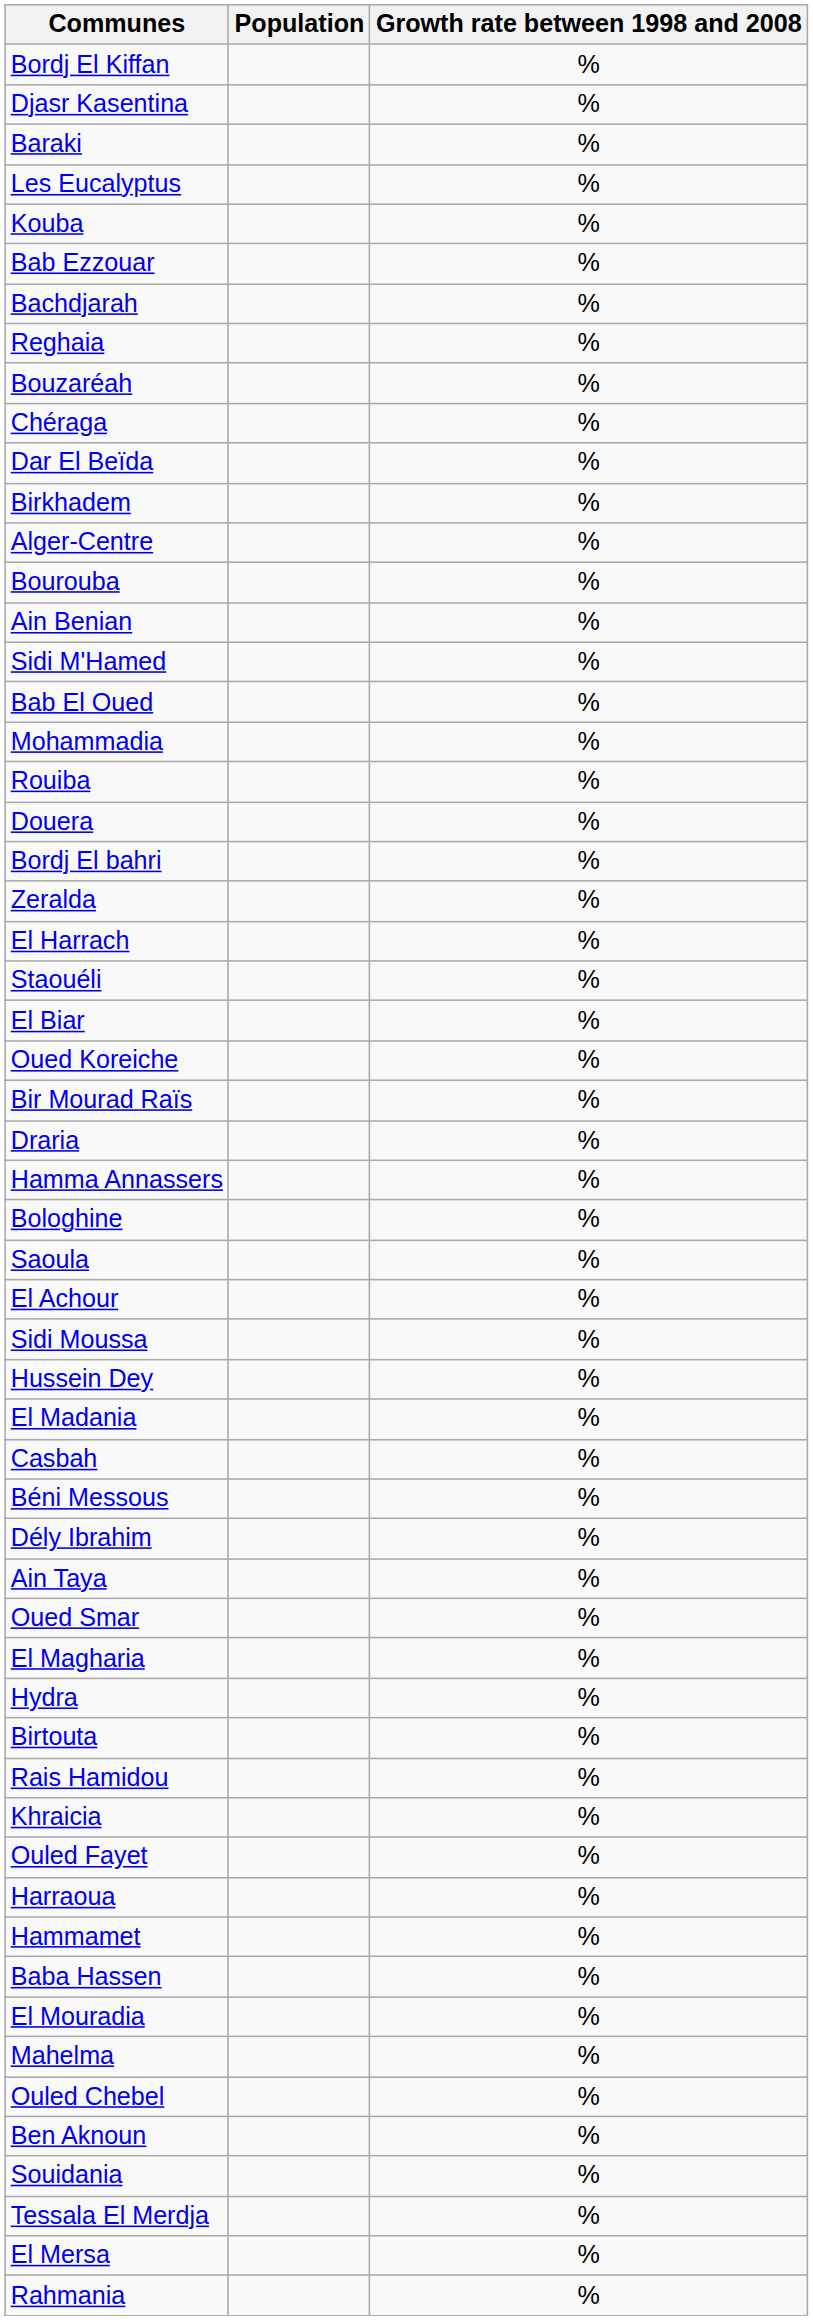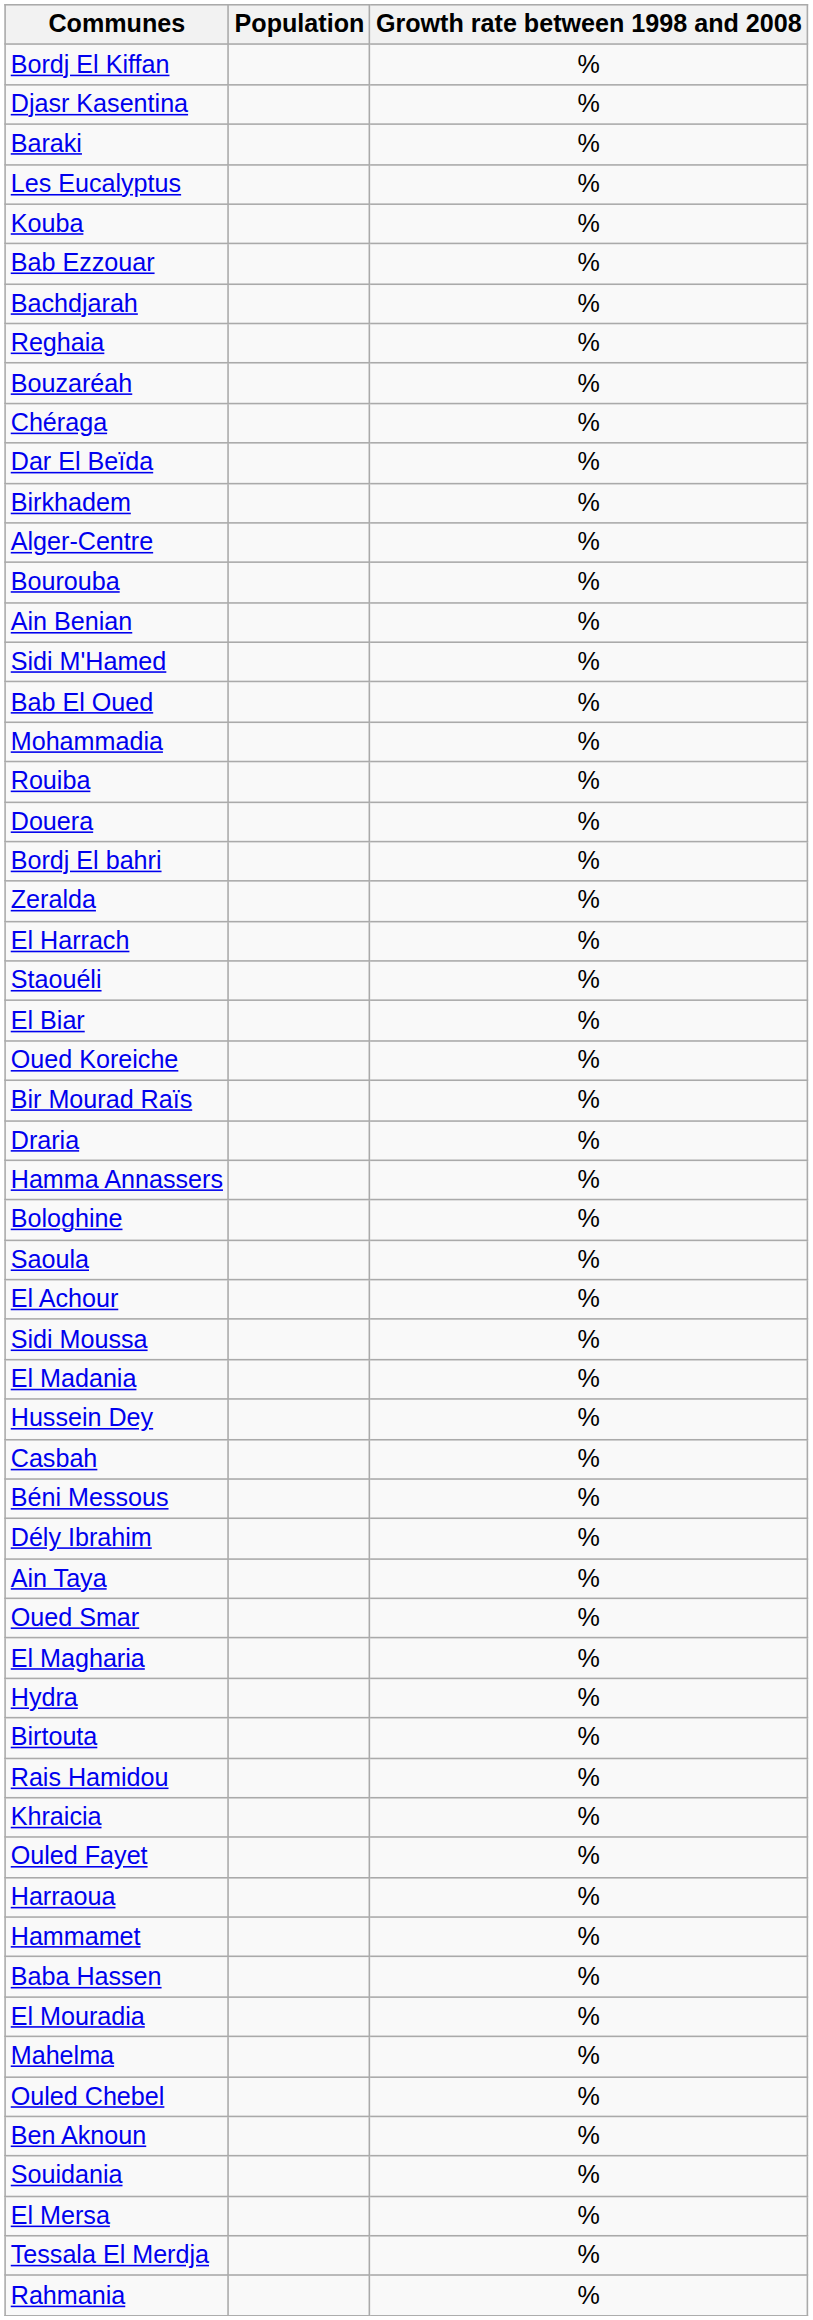rows swapped: (82, 1378) <-> (74, 1418)
rows swapped: (110, 2215) <-> (60, 2255)
